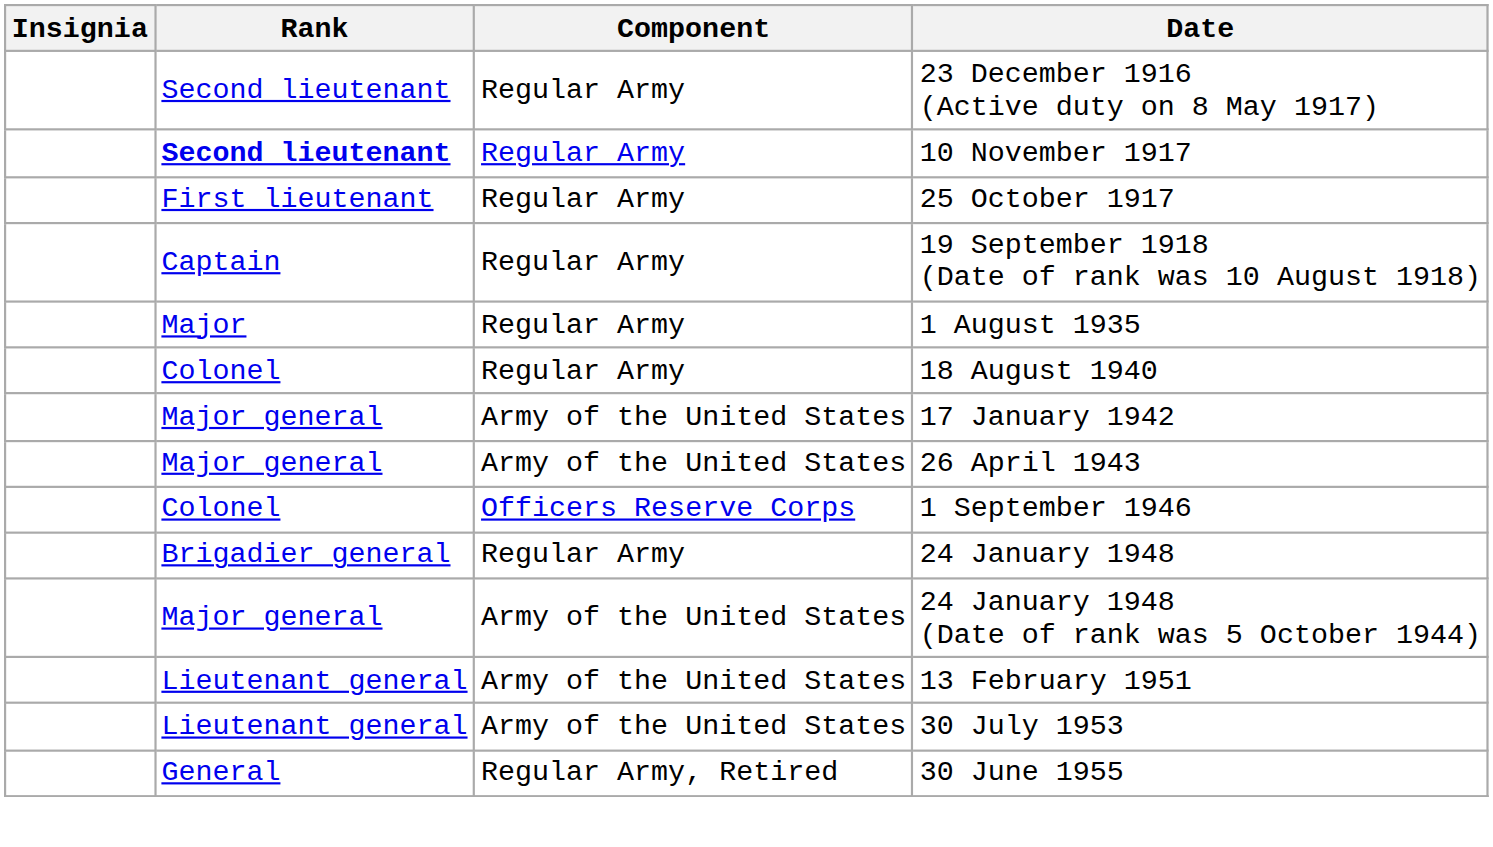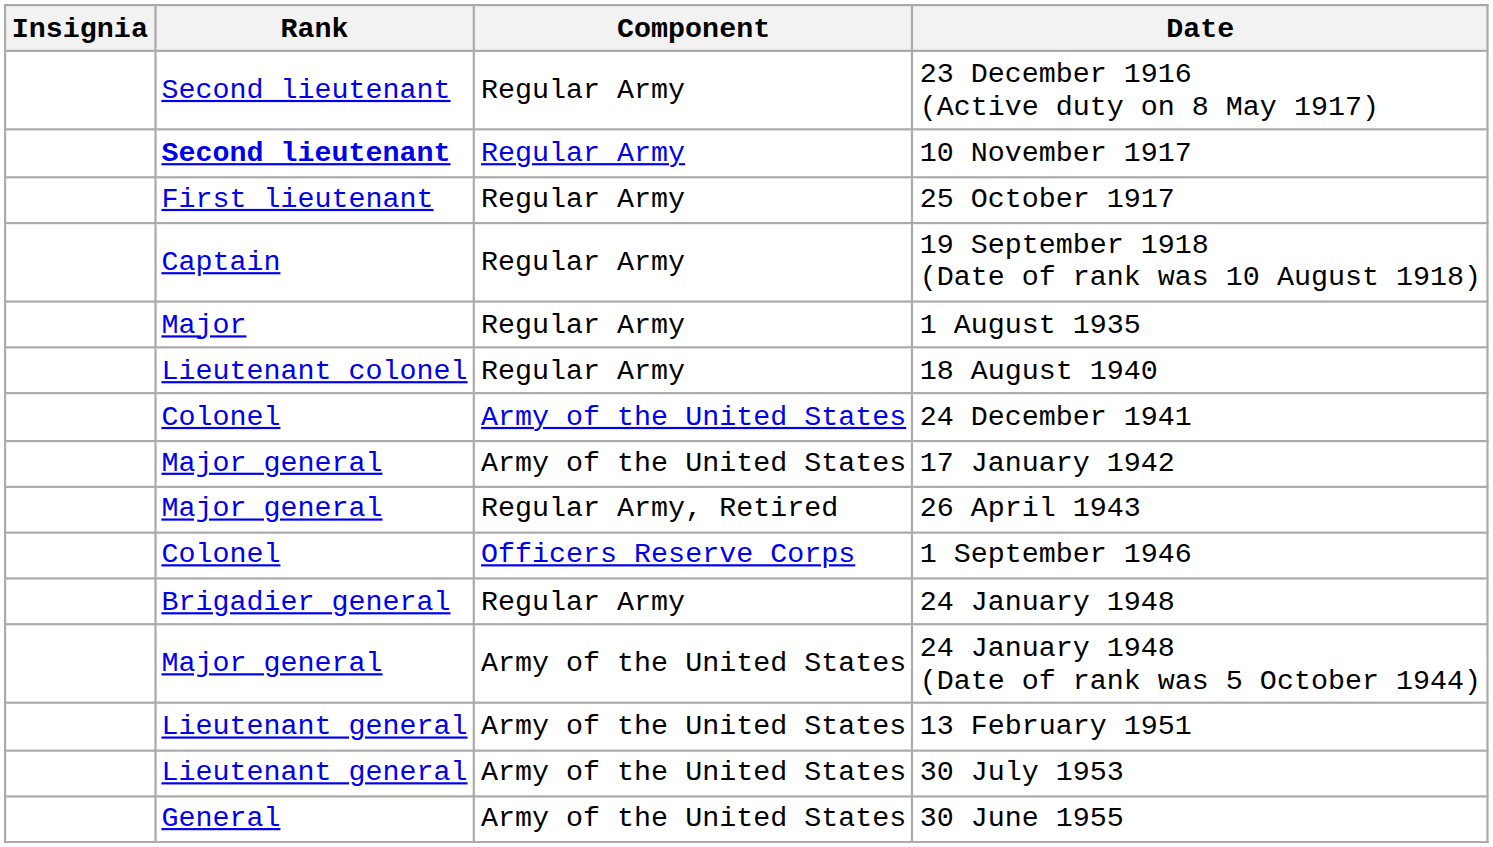(221, 371) Colonel -> (314, 371) Lieutenant colonel
+ row: (1056, 417)
(694, 463) Army of the United States -> (660, 509) Regular Army, Retired
(660, 773) Regular Army, Retired -> (694, 819) Army of the United States
